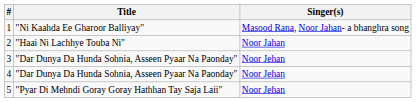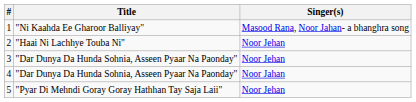(263, 43) Noor Jahan -> (263, 43) Noor Jehan
(263, 74) Noor Jehan -> (263, 74) Noor Jahan
